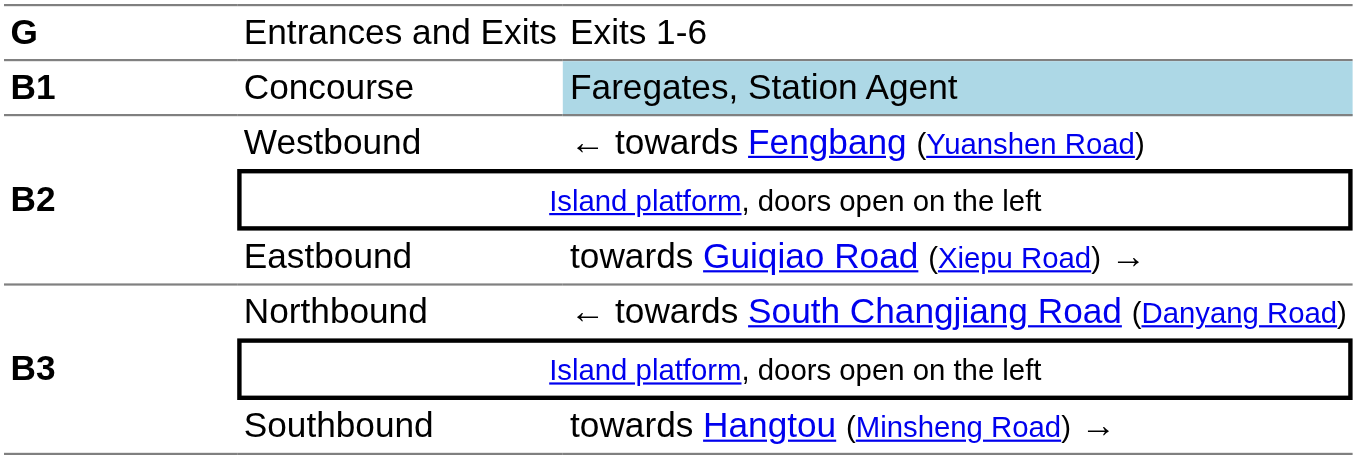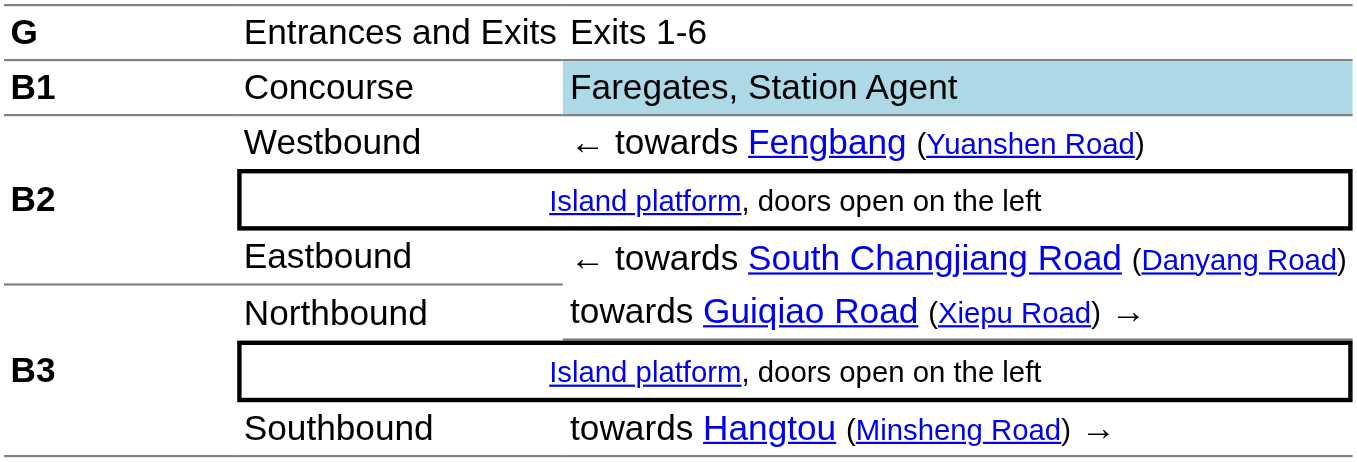(858, 256) towards Guiqiao Road (Xiepu Road) → -> (958, 257) ← towards South Changjiang Road (Danyang Road)
(958, 311) ← towards South Changjiang Road (Danyang Road) -> (858, 311) towards Guiqiao Road (Xiepu Road) →
